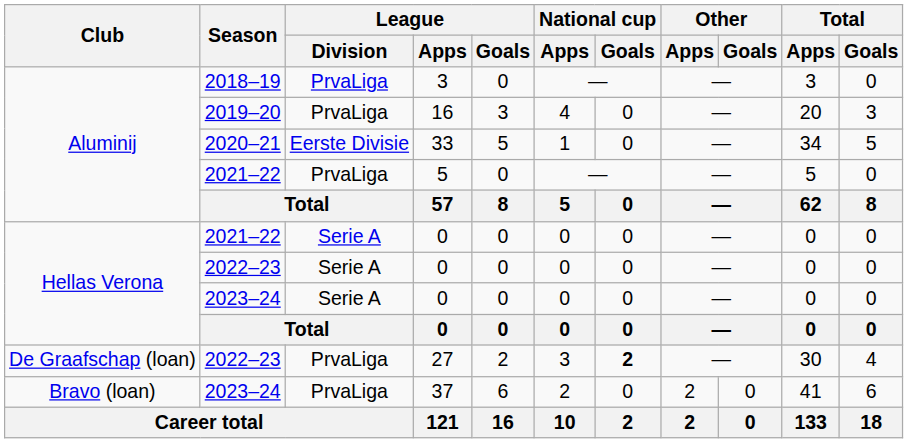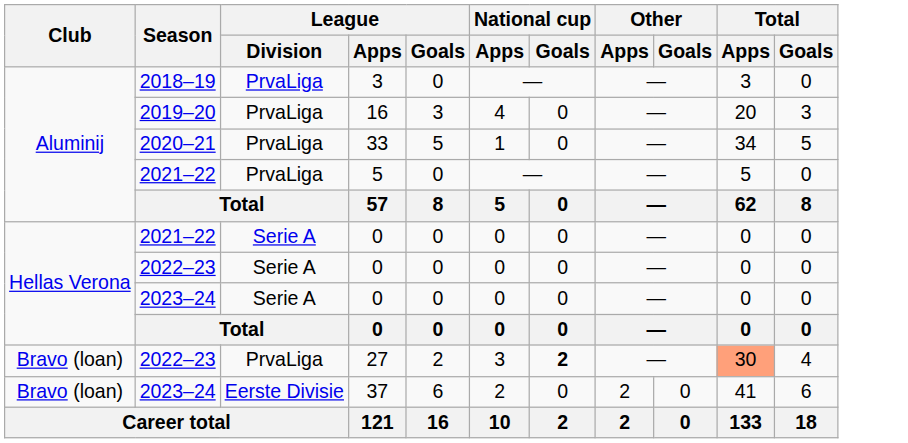(349, 143) Eerste Divisie -> (284, 143) PrvaLiga
(102, 360) De Graafschap (loan) -> (70, 360) Bravo (loan)
(811, 360) no background -> (746, 360) lightsalmon background
(349, 391) PrvaLiga -> (284, 391) Eerste Divisie
